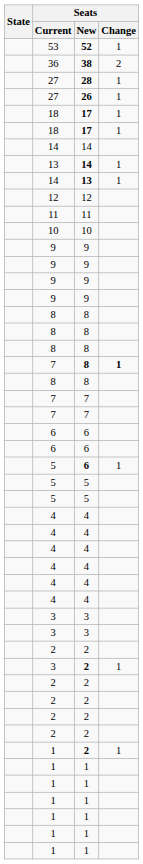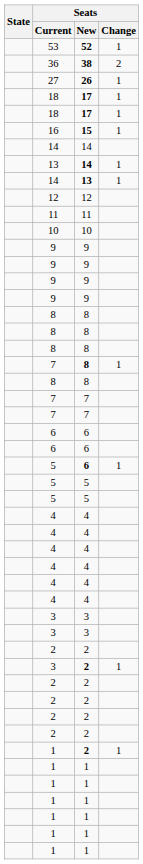- row: (53, 80)
+ row: (53, 130)
(119, 365) bold -> (119, 365) normal
